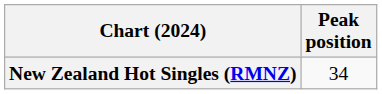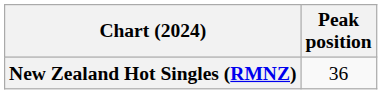(339, 72) 34 -> (339, 72) 36
